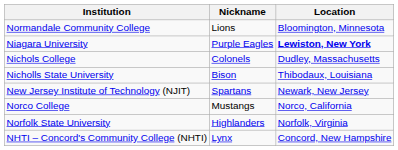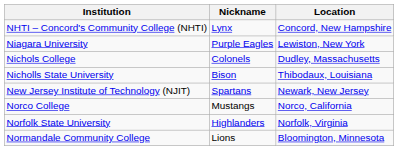rows swapped: (107, 138) <-> (78, 28)
(324, 43) bold -> (321, 43) normal
